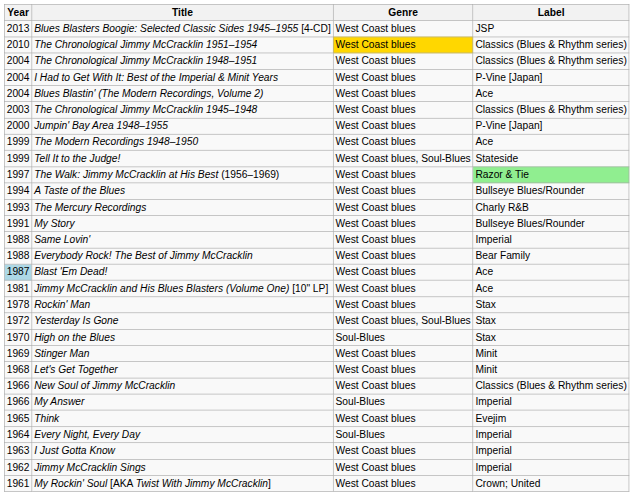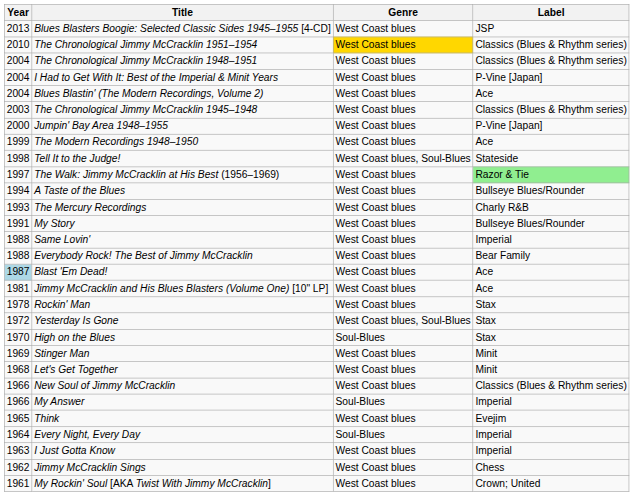(18, 158) 1999 -> (18, 158) 1998
(494, 467) Imperial -> (490, 467) Chess
